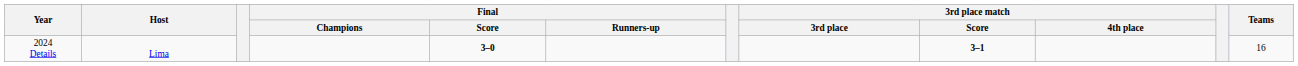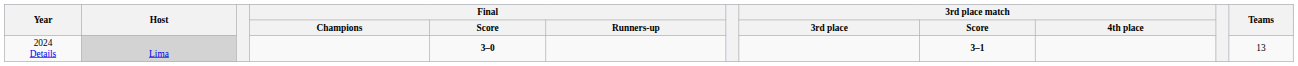(159, 54) no background -> (159, 54) lightgrey background
(1261, 49) 16 -> (1261, 49) 13
